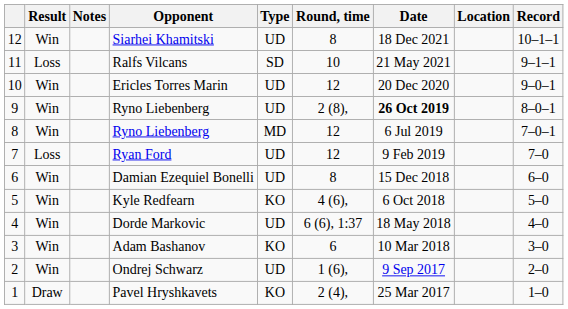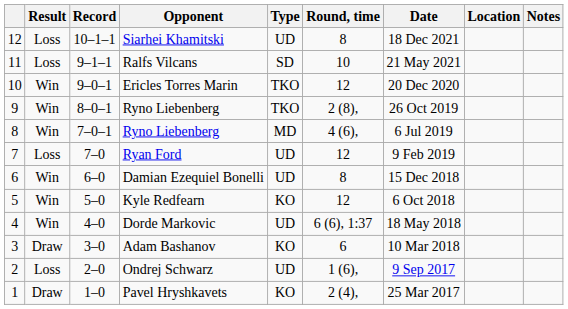columns swapped: (538, 16) <-> (89, 16)
(47, 39) Win -> (47, 39) Loss
(275, 85) UD -> (285, 85) TKO
(275, 108) UD -> (285, 108) TKO
(414, 108) bold -> (424, 108) normal
(333, 131) 12 -> (343, 131) 4 (6),
(333, 200) 4 (6), -> (343, 200) 12
(47, 246) Win -> (47, 246) Draw
(47, 269) Win -> (47, 269) Loss
